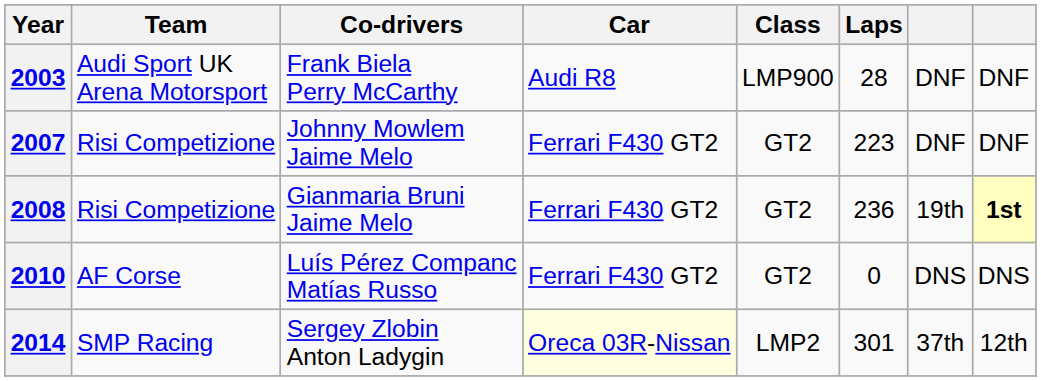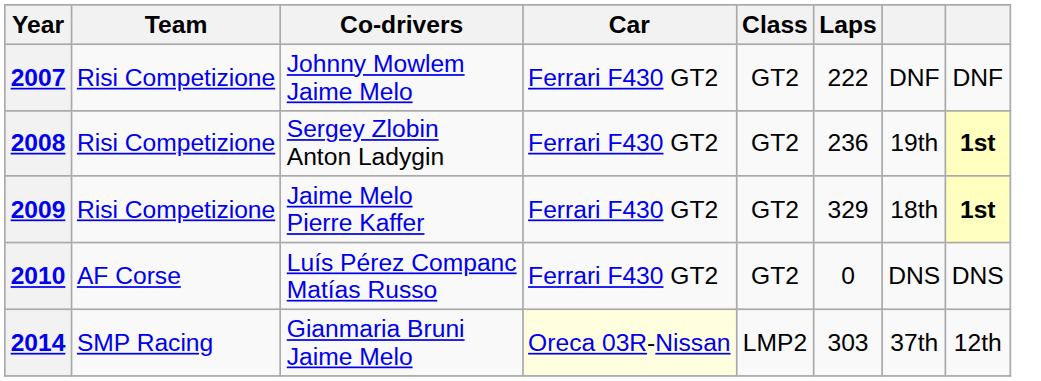- row: (38, 77)
(874, 144) 223 -> (848, 77) 222
(376, 210) Gianmaria Bruni Jaime Melo -> (365, 144) Sergey Zlobin Anton Ladygin
+ row: (38, 210)
(365, 342) Sergey Zlobin Anton Ladygin -> (376, 342) Gianmaria Bruni Jaime Melo
(874, 342) 301 -> (848, 342) 303
